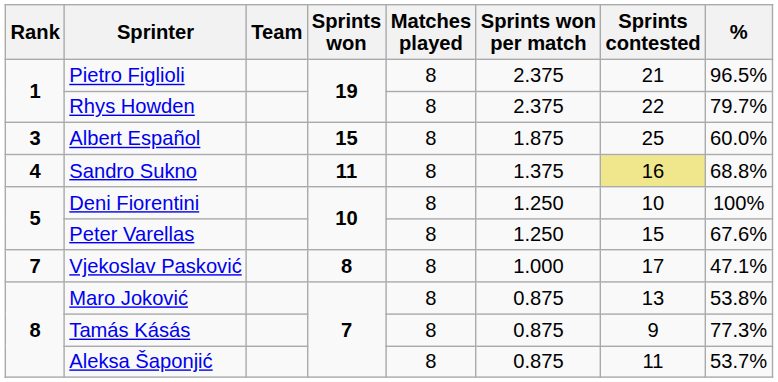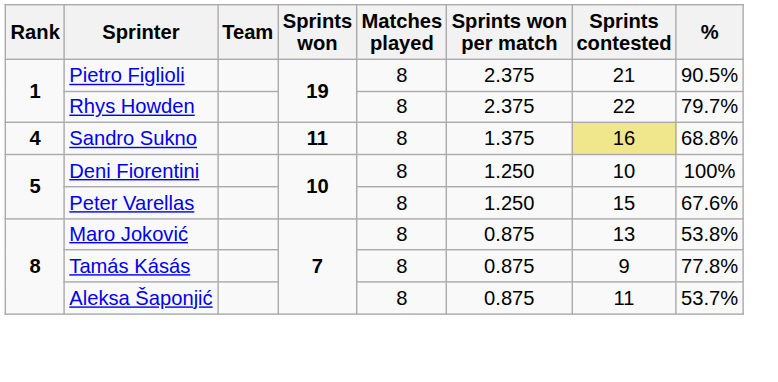(739, 75) 96.5% -> (710, 75) 90.5%
- row: (135, 139)
- row: (156, 266)
(739, 330) 77.3% -> (710, 266) 77.8%
